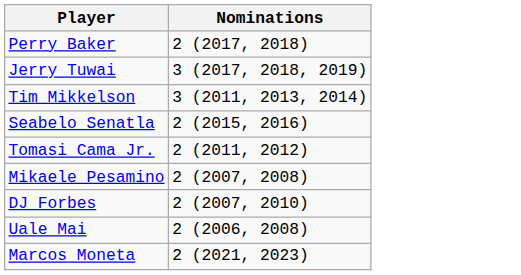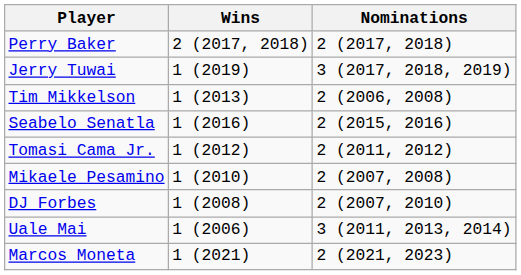+ column: (241, 18)
(270, 97) 3 (2011, 2013, 2014) -> (385, 97) 2 (2006, 2008)
(241, 230) 2 (2006, 2008) -> (414, 230) 3 (2011, 2013, 2014)
